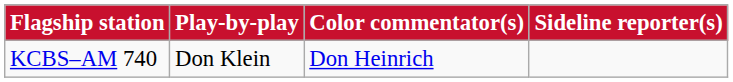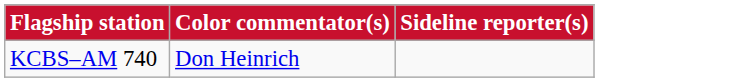- column: (237, 22)
